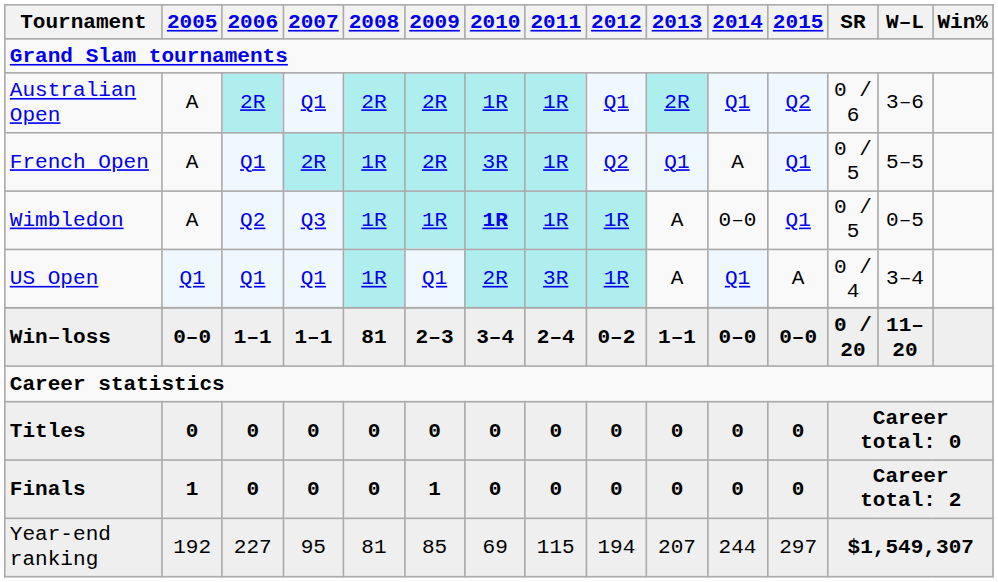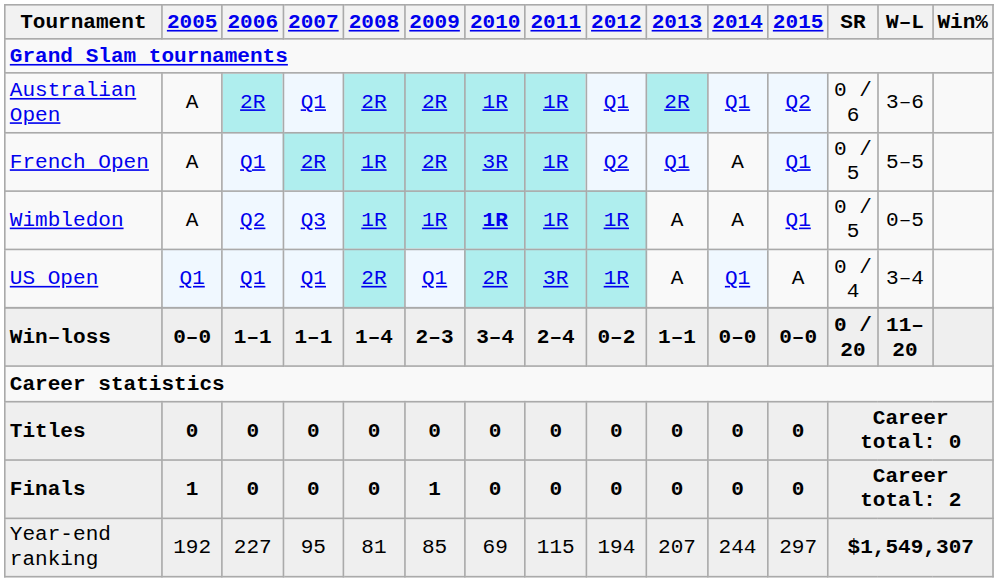(738, 220) 0–0 -> (738, 220) A
(374, 279) 1R -> (374, 279) 2R
(374, 337) 81 -> (374, 337) 1–4
